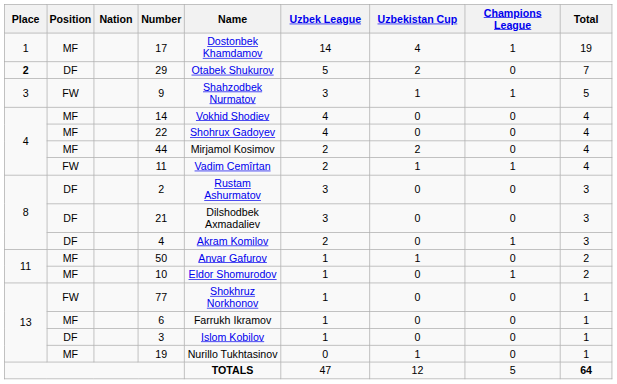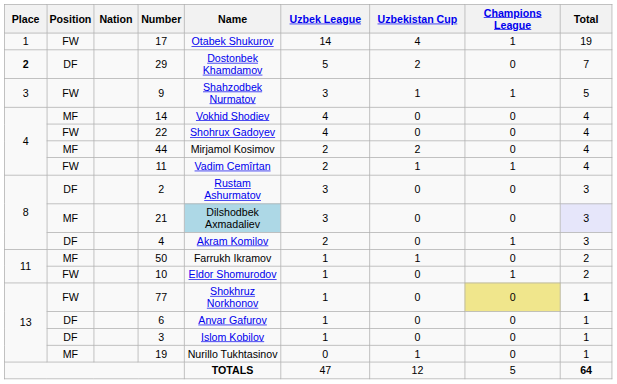(70, 48) MF -> (70, 42) FW
(233, 48) Dostonbek Khamdamov -> (233, 42) Otabek Shukurov
(233, 70) Otabek Shukurov -> (233, 64) Dostonbek Khamdamov
(70, 133) MF -> (70, 133) FW
(70, 218) DF -> (70, 218) MF
(233, 218) no background -> (233, 218) lightblue background
(586, 218) no background -> (586, 218) lavender background
(233, 258) Anvar Gafurov -> (233, 258) Farrukh Ikramov
(70, 275) MF -> (70, 275) FW
(513, 297) no background -> (513, 297) khaki background
(586, 297) normal -> (586, 297) bold
(70, 320) MF -> (70, 320) DF
(233, 320) Farrukh Ikramov -> (233, 320) Anvar Gafurov
